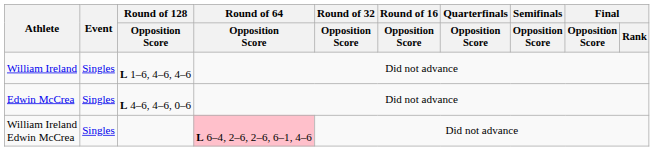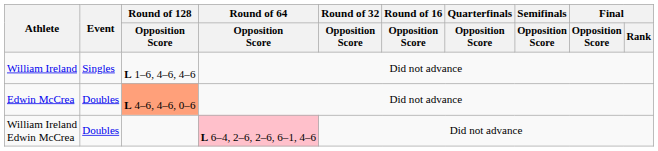(99, 99) Singles -> (101, 99) Doubles
(156, 106) no background -> (160, 106) lightsalmon background
(99, 131) Singles -> (101, 131) Doubles
